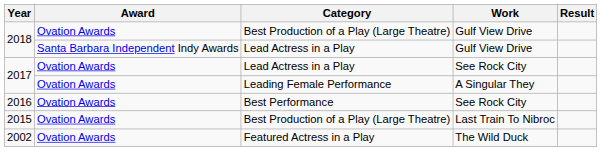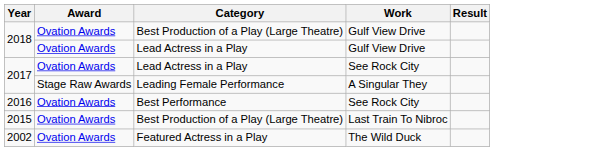(138, 48) Santa Barbara Independent Indy Awards -> (76, 48) Ovation Awards
(76, 84) Ovation Awards -> (84, 84) Stage Raw Awards
